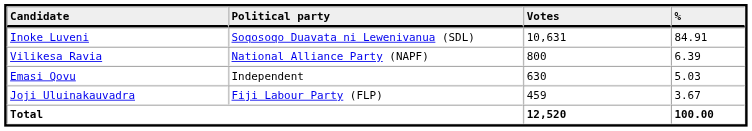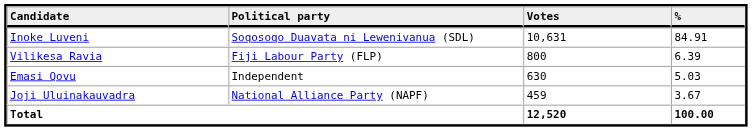(330, 56) National Alliance Party (NAPF) -> (307, 56) Fiji Labour Party (FLP)
(307, 95) Fiji Labour Party (FLP) -> (330, 95) National Alliance Party (NAPF)
